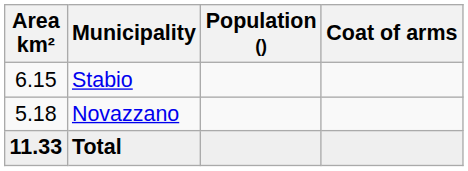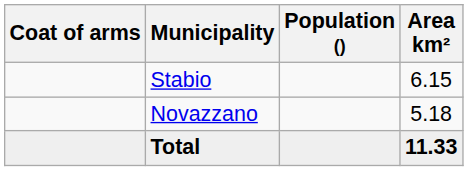columns swapped: (392, 33) <-> (36, 33)
